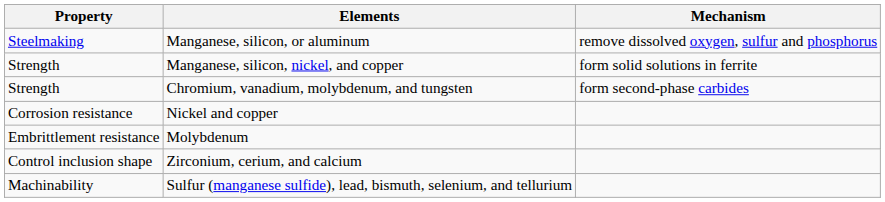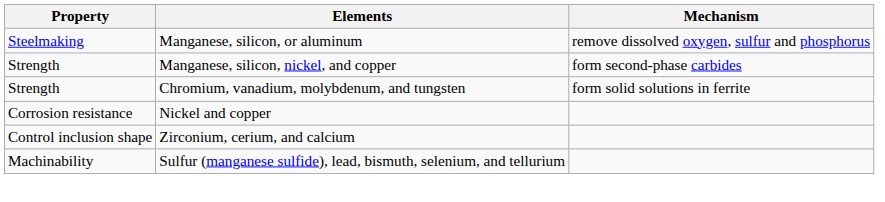(668, 64) form solid solutions in ferrite -> (657, 64) form second-phase carbides
(664, 88) form second-phase carbides -> (661, 88) form solid solutions in ferrite
- row: (207, 137)
